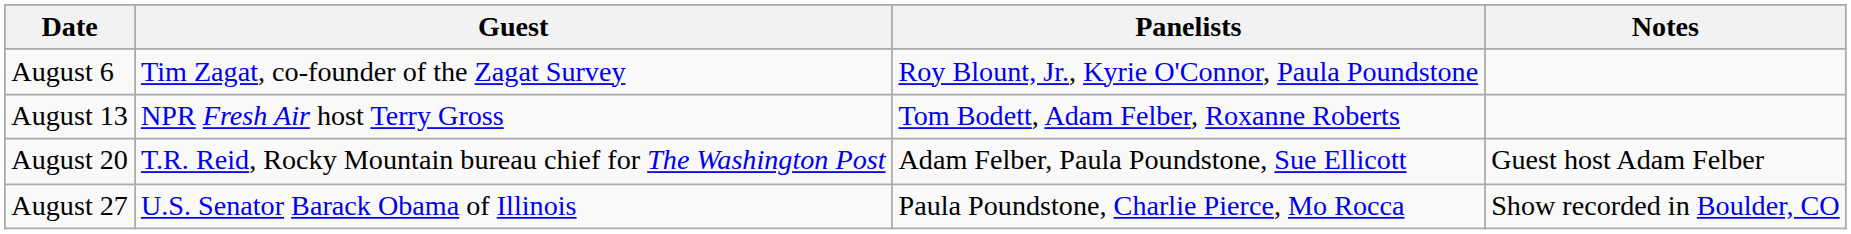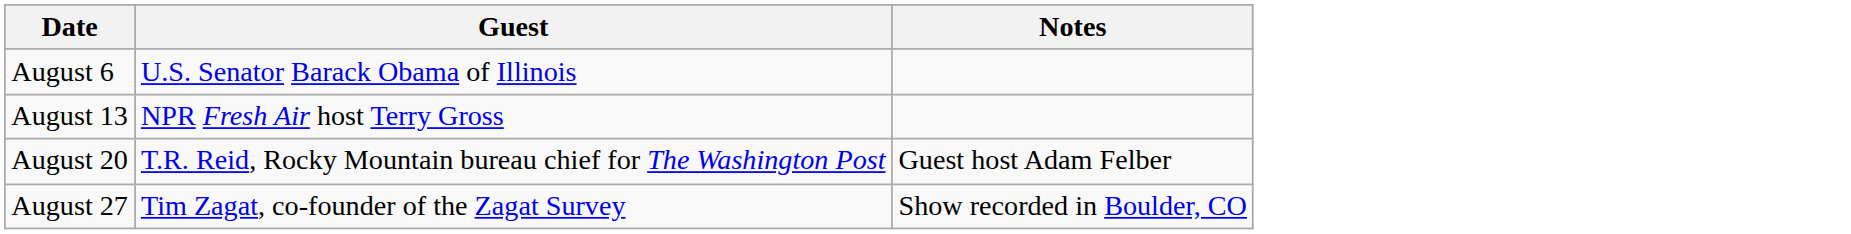- column: (1188, 26)
(383, 71) Tim Zagat, co-founder of the Zagat Survey -> (359, 71) U.S. Senator Barack Obama of Illinois
(359, 205) U.S. Senator Barack Obama of Illinois -> (383, 205) Tim Zagat, co-founder of the Zagat Survey
